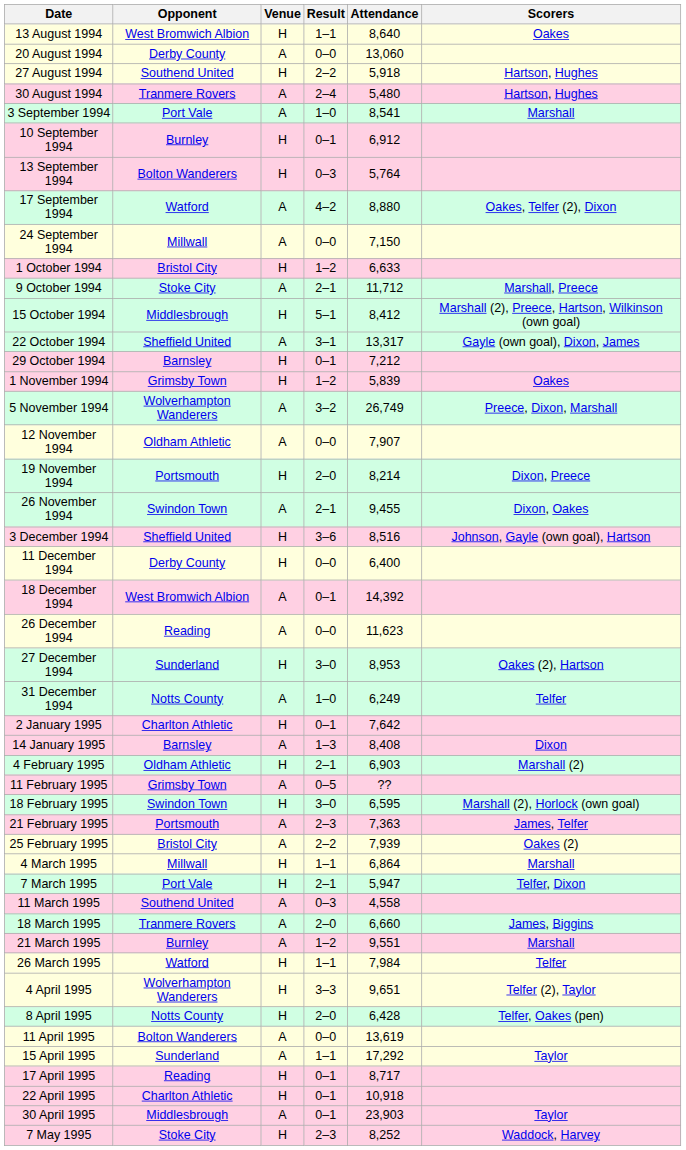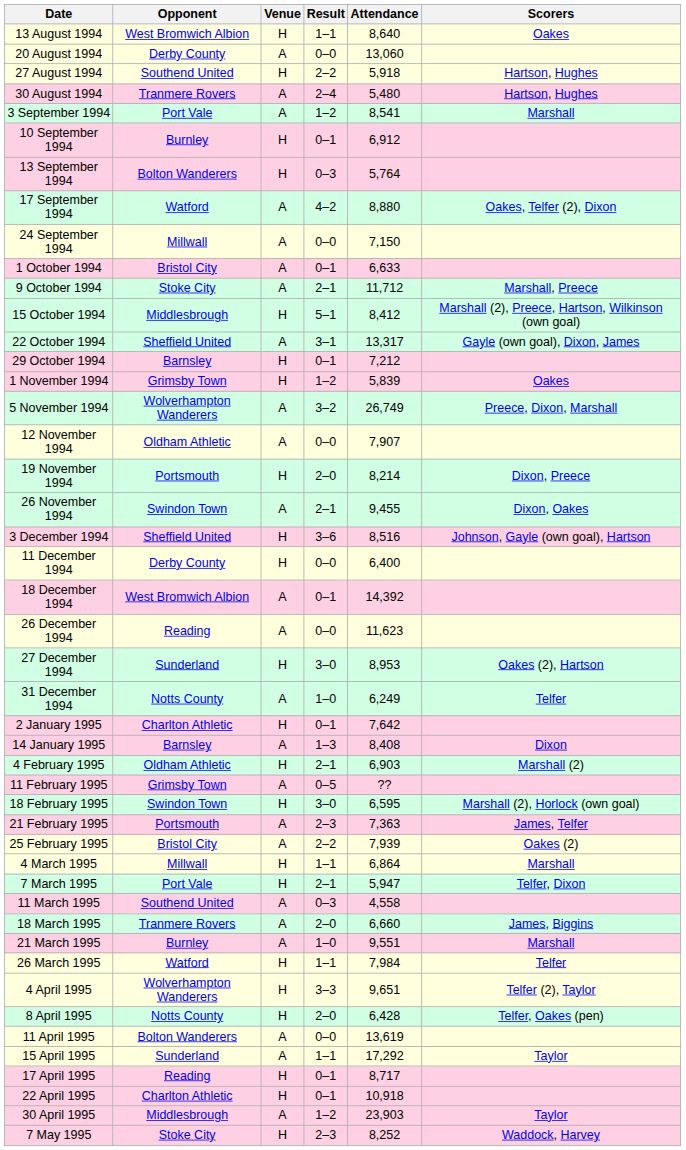(326, 113) 1–0 -> (326, 113) 1–2
(283, 268) H -> (283, 268) A
(326, 268) 1–2 -> (326, 268) 0–1
(326, 943) 1–2 -> (326, 943) 1–0
(326, 1115) 0–1 -> (326, 1115) 1–2
